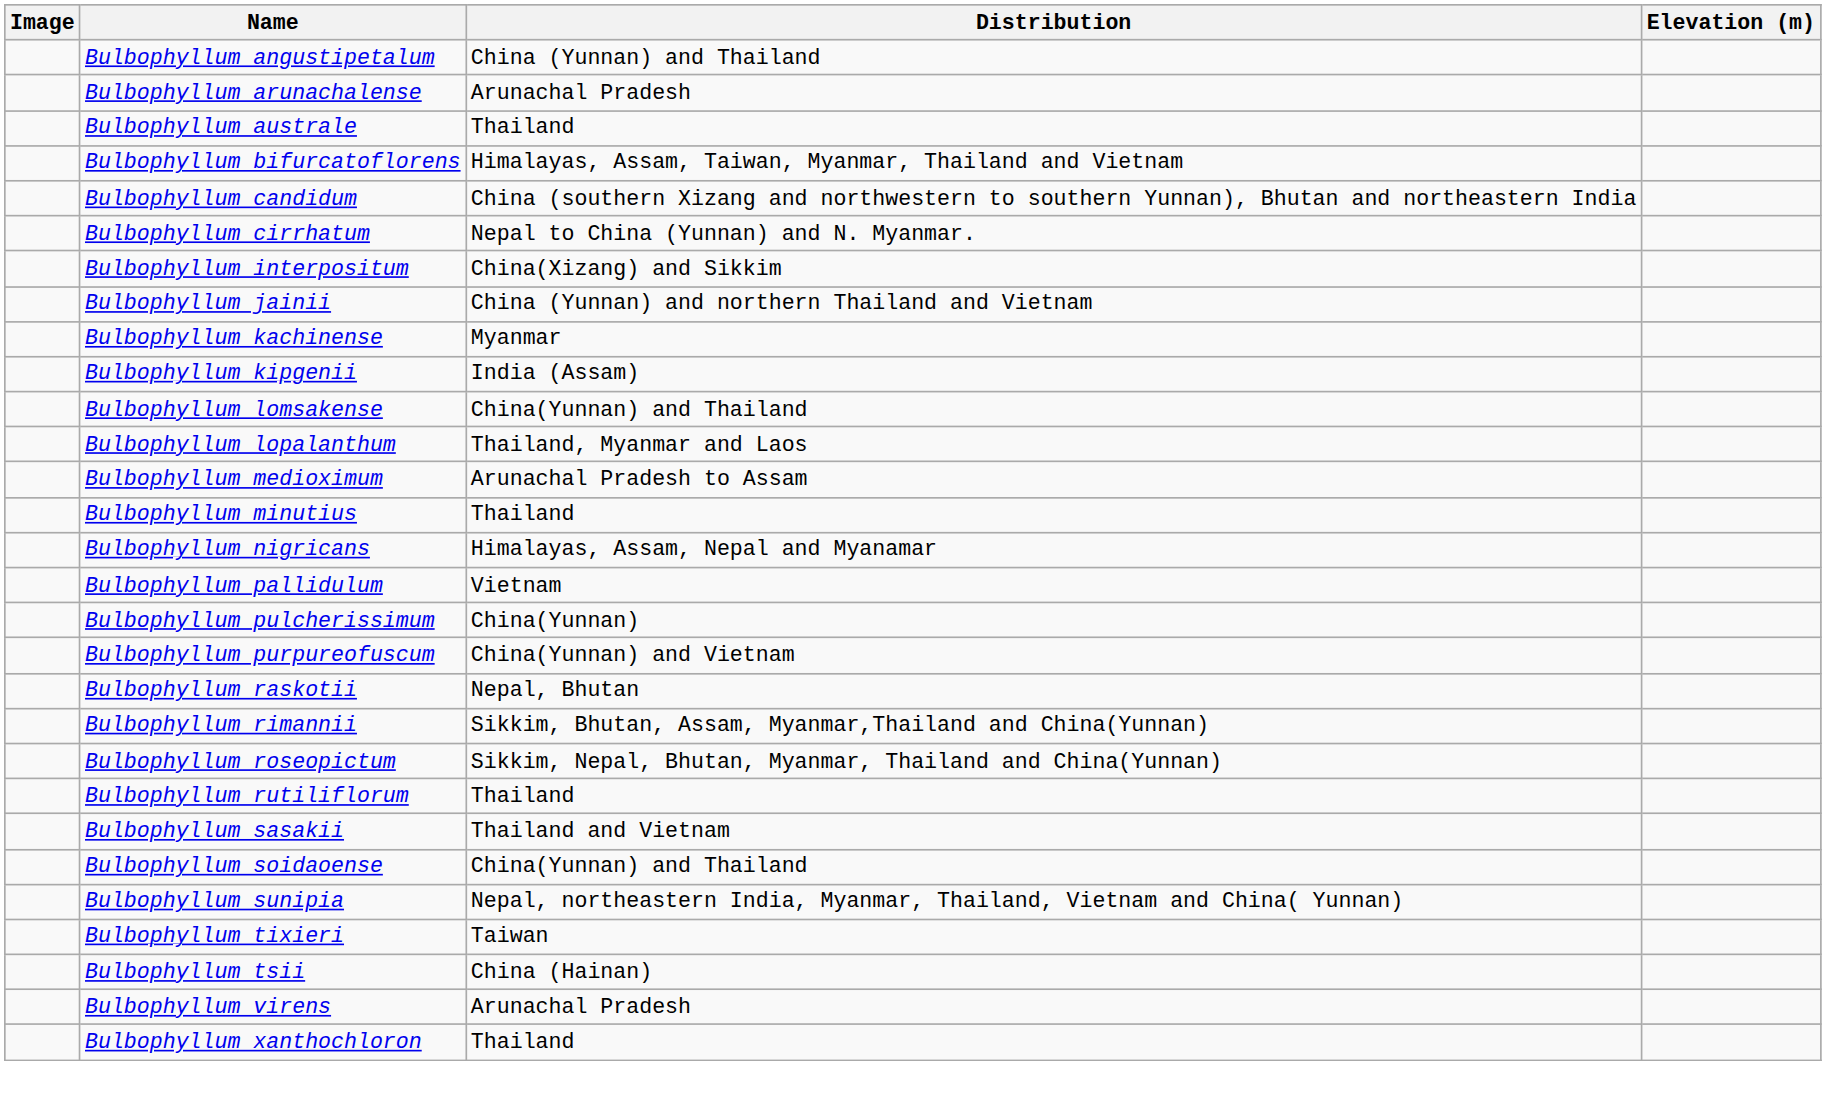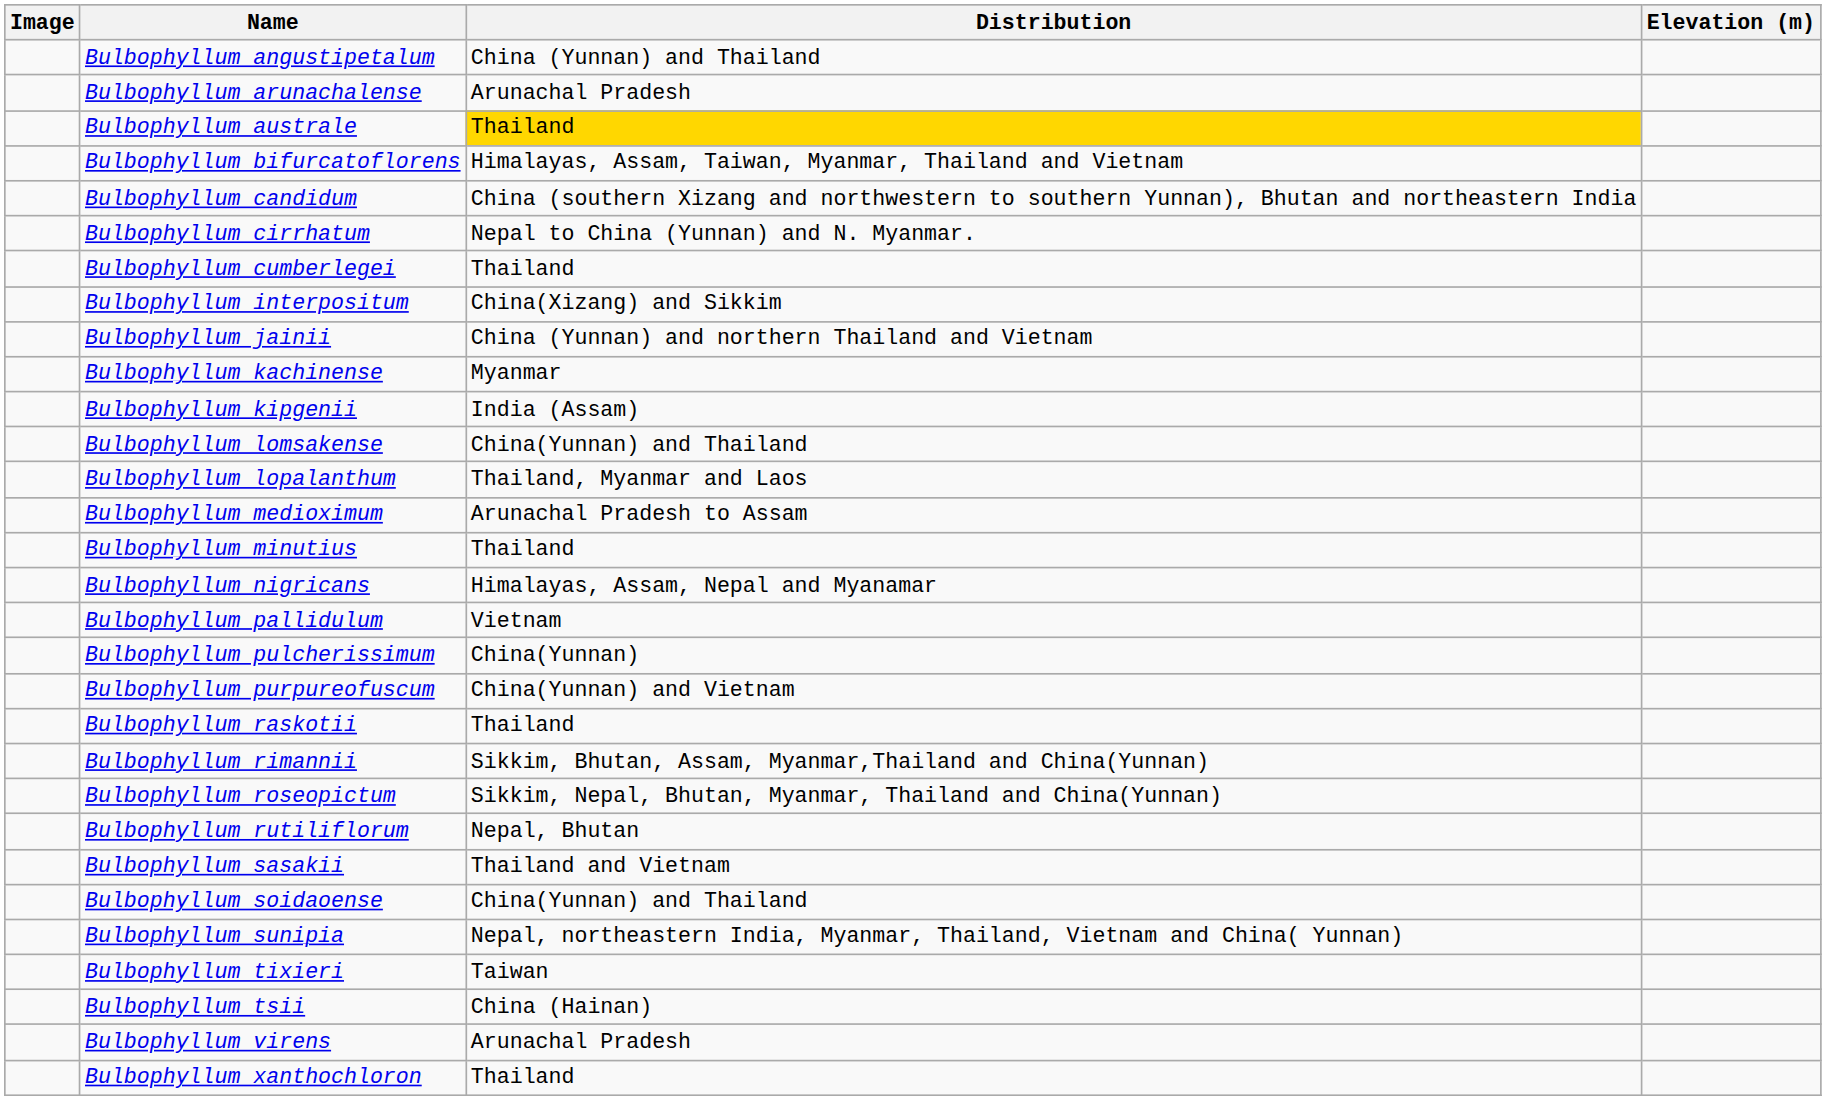(523, 128) no background -> (523, 128) gold background
+ row: (240, 269)
(555, 691) Nepal, Bhutan -> (523, 726) Thailand
(523, 796) Thailand -> (555, 831) Nepal, Bhutan
